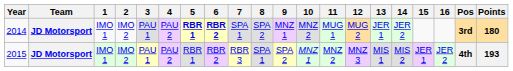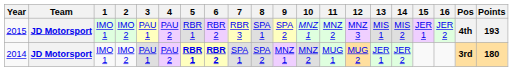rows swapped: (16, 30) <-> (16, 54)
